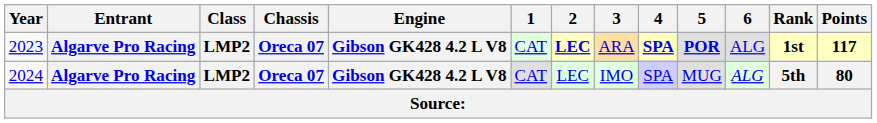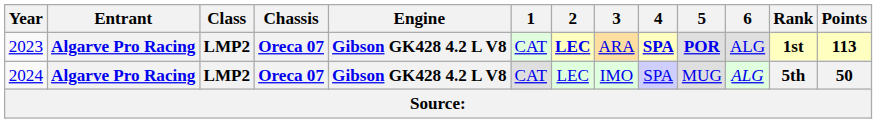(844, 46) 117 -> (844, 46) 113
(844, 74) 80 -> (844, 74) 50
